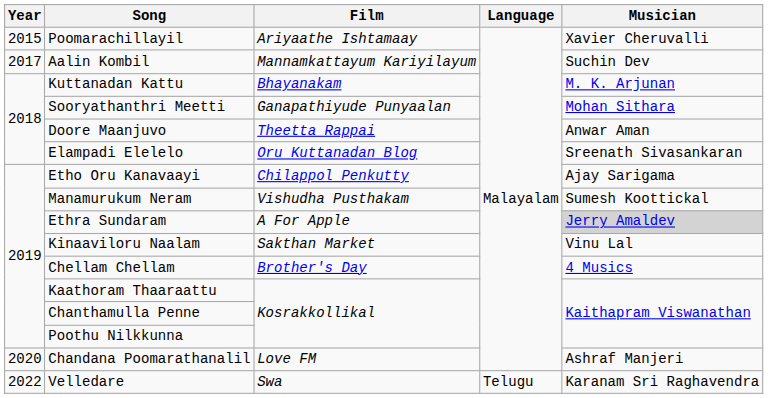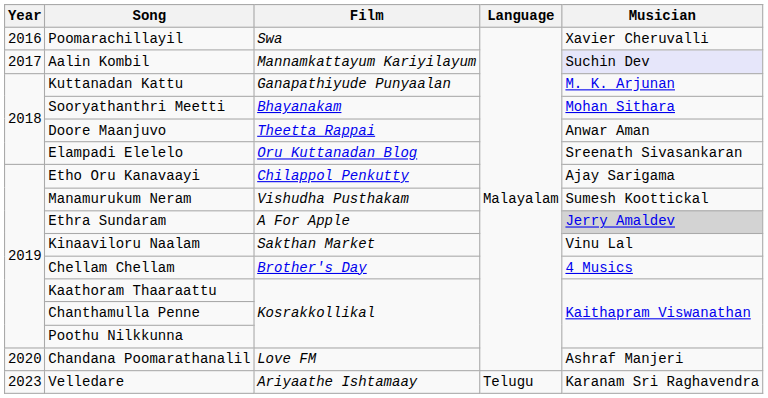(25, 39) 2015 -> (25, 39) 2016
(337, 39) Ariyaathe Ishtamaay -> (270, 39) Swa
(608, 62) no background -> (608, 62) lavender background
(299, 85) Bhayanakam -> (354, 85) Ganapathiyude Punyaalan
(354, 108) Ganapathiyude Punyaalan -> (299, 108) Bhayanakam
(25, 382) 2022 -> (25, 382) 2023
(270, 382) Swa -> (337, 382) Ariyaathe Ishtamaay
